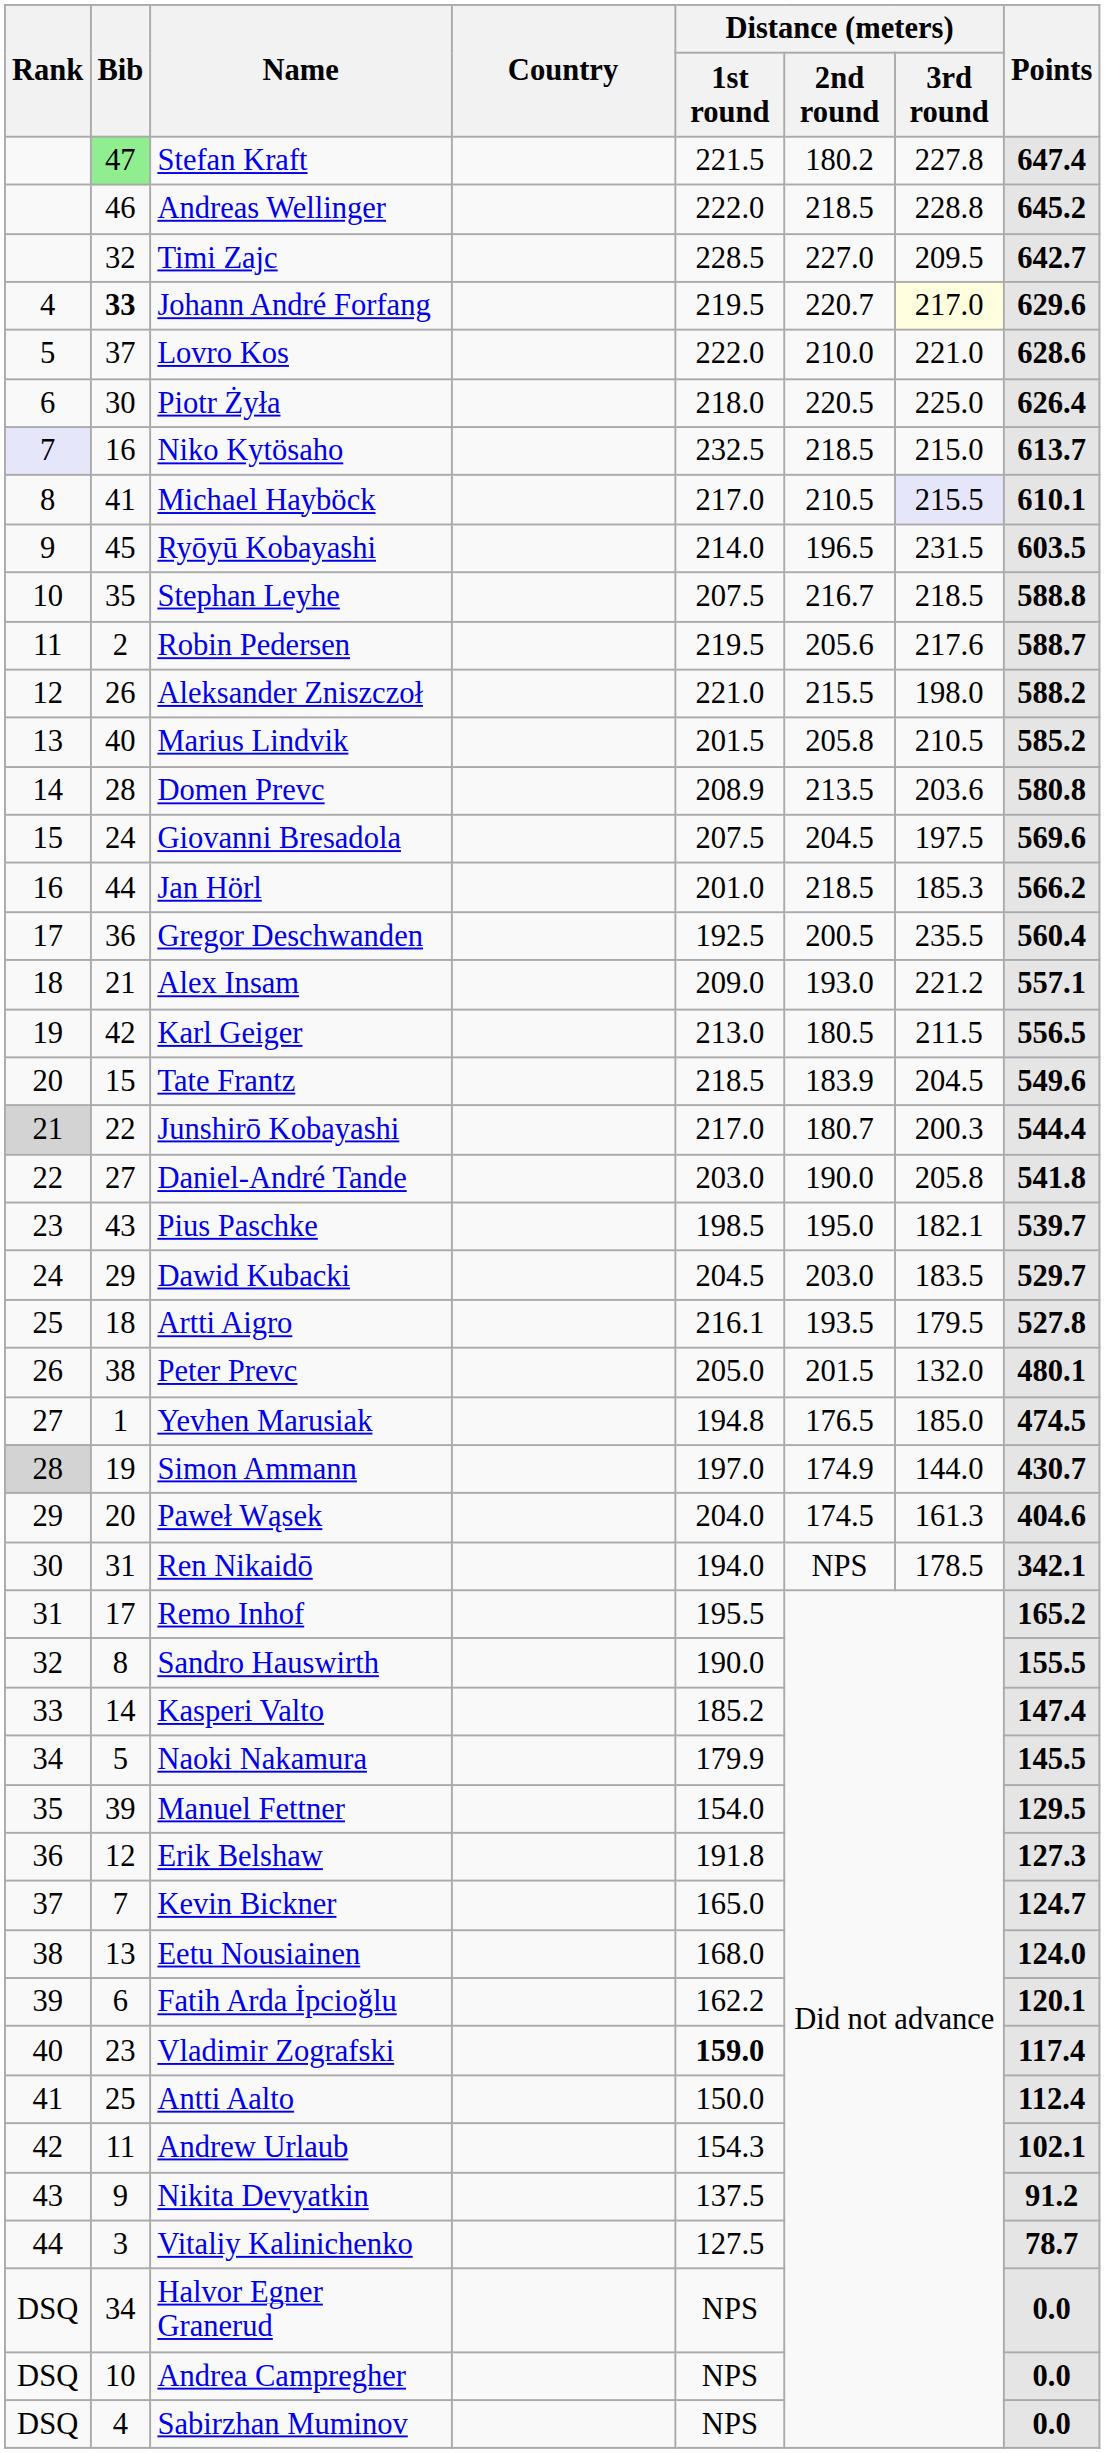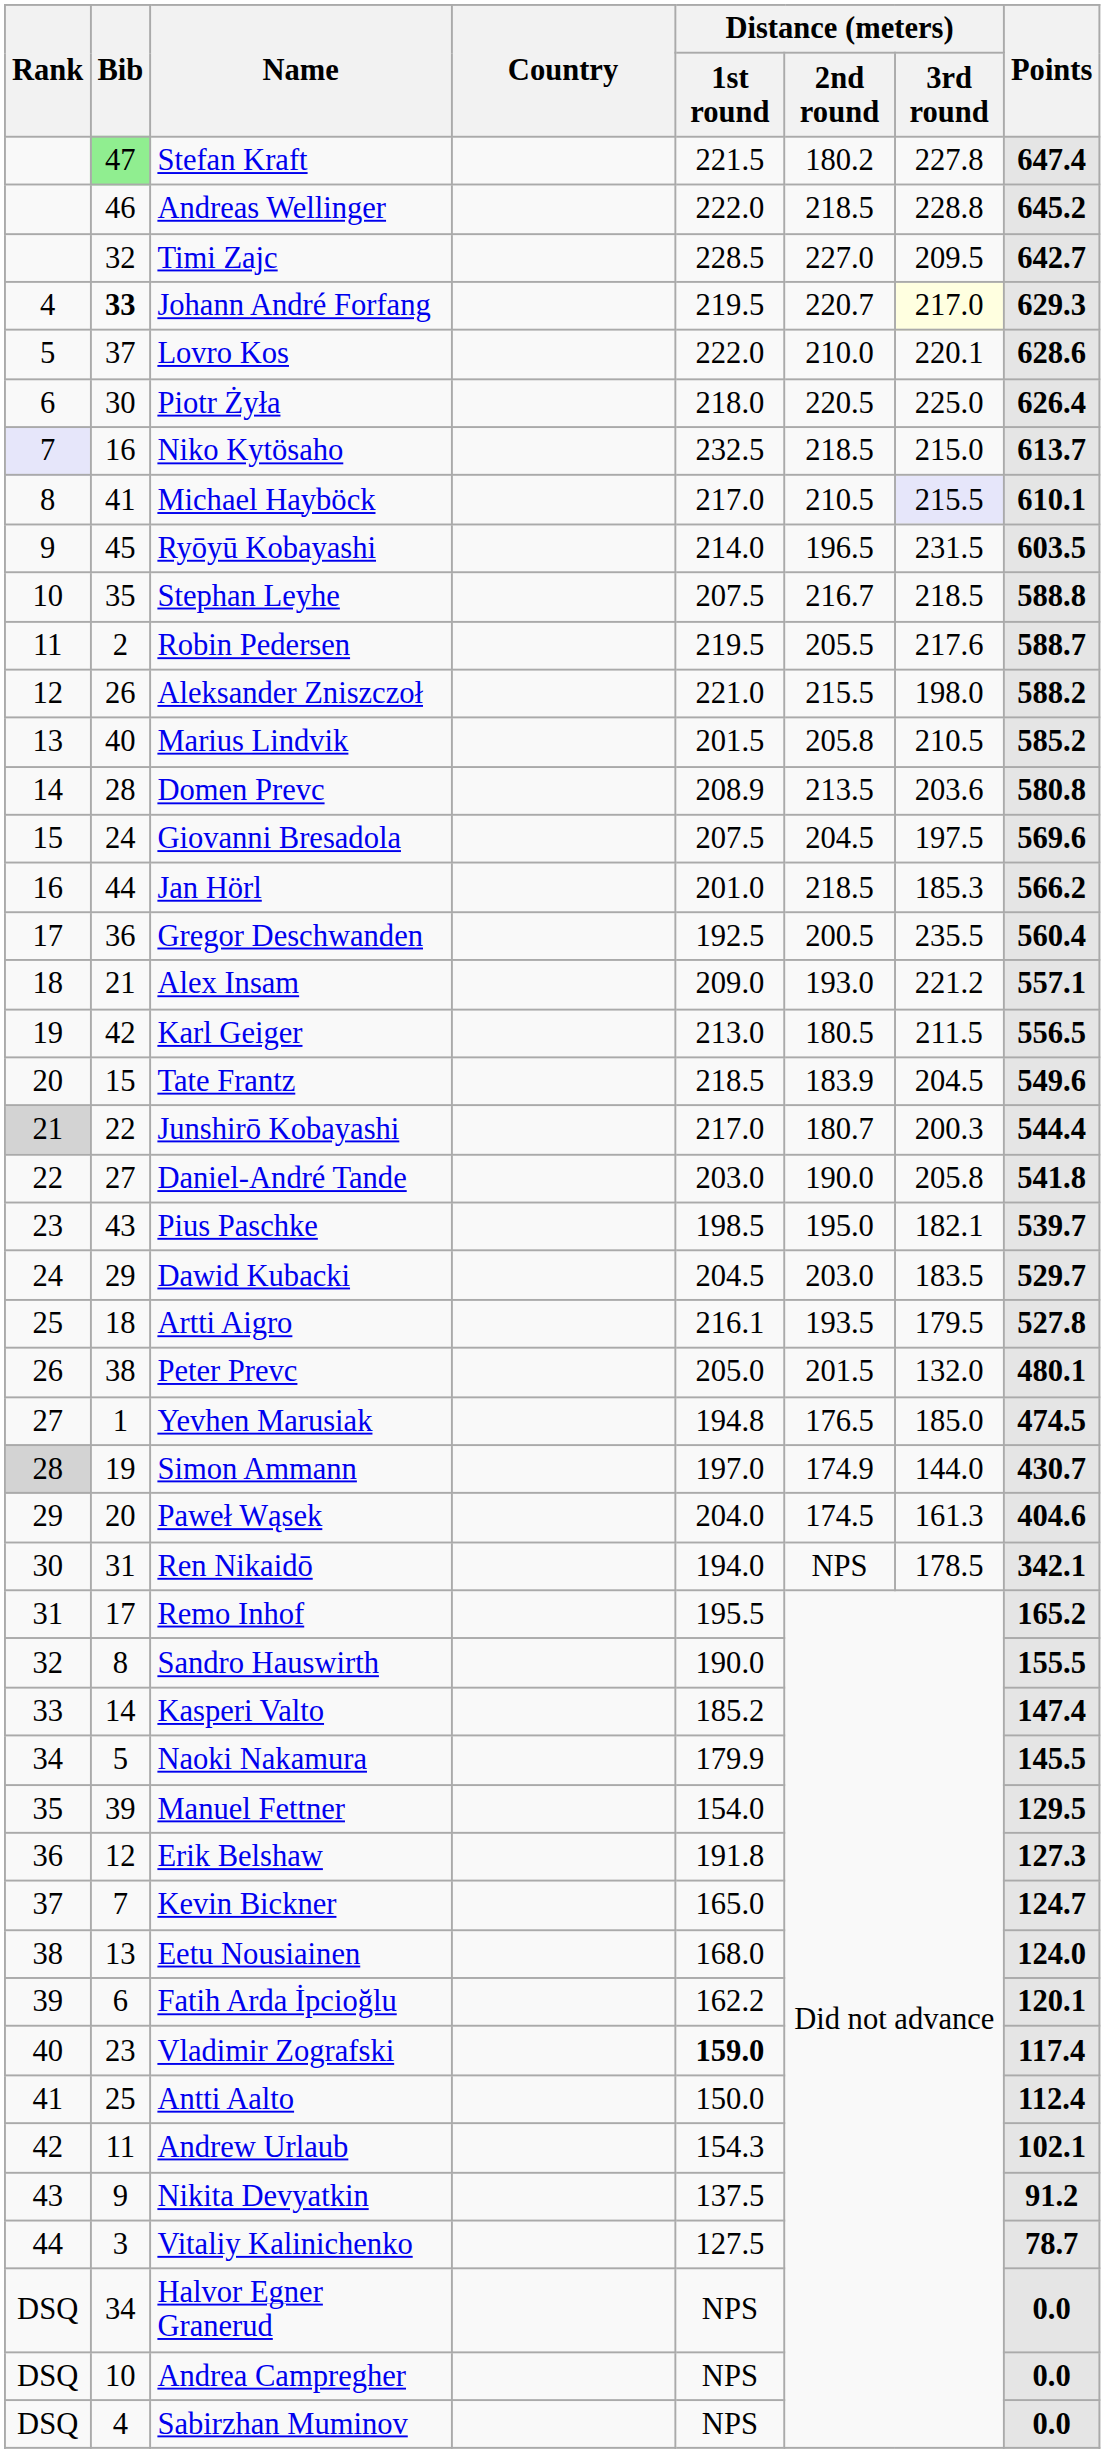(1052, 305) 629.6 -> (1052, 305) 629.3
(949, 353) 221.0 -> (949, 353) 220.1
(840, 644) 205.6 -> (840, 644) 205.5
